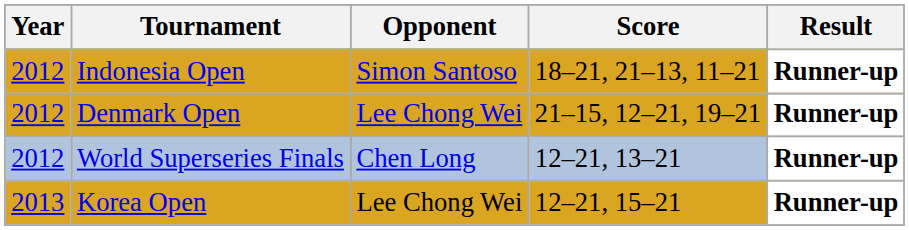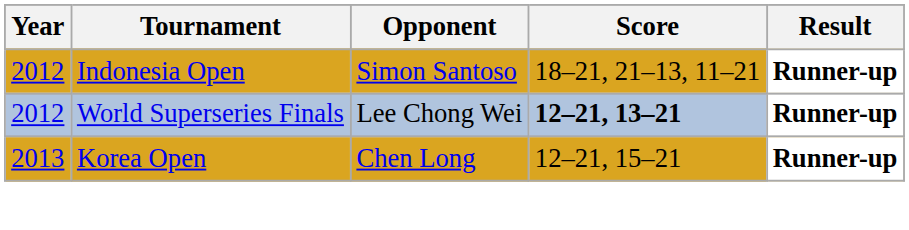- row: (159, 114)
(416, 158) Chen Long -> (439, 114) Lee Chong Wei
(608, 158) normal -> (608, 114) bold
(439, 202) Lee Chong Wei -> (416, 158) Chen Long
